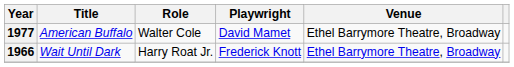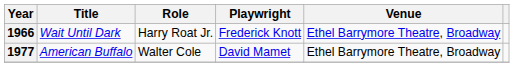rows swapped: (21, 52) <-> (21, 33)
